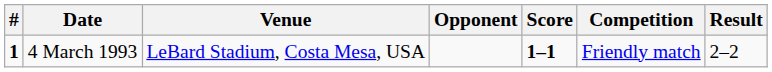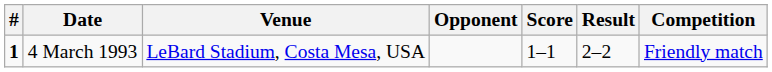columns swapped: (736, 19) <-> (641, 19)
(541, 50) bold -> (541, 50) normal
